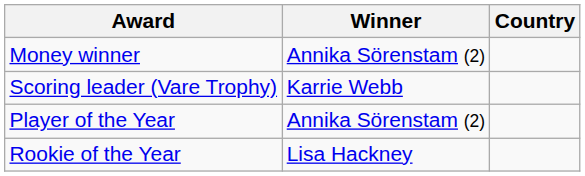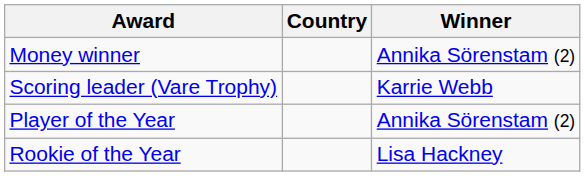columns swapped: (386, 21) <-> (535, 21)
